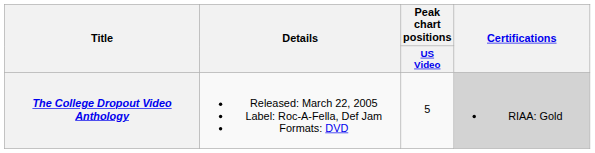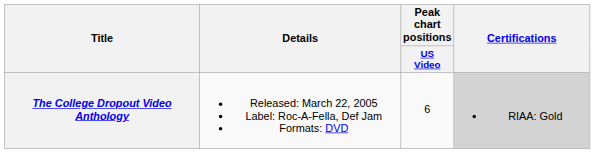(427, 110) 5 -> (427, 110) 6
